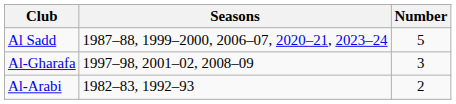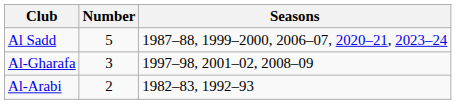columns swapped: (421, 16) <-> (235, 16)
